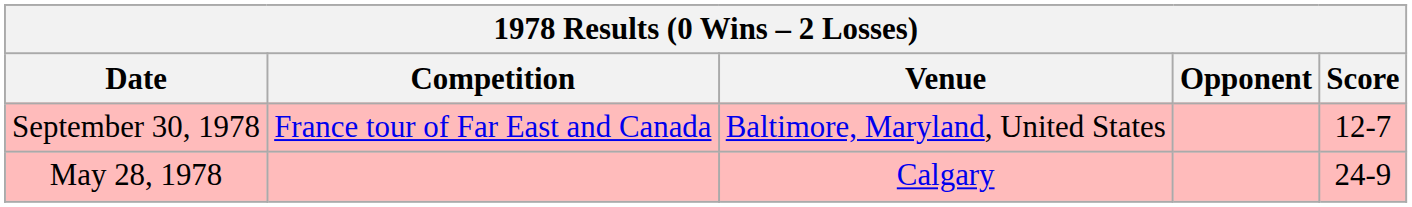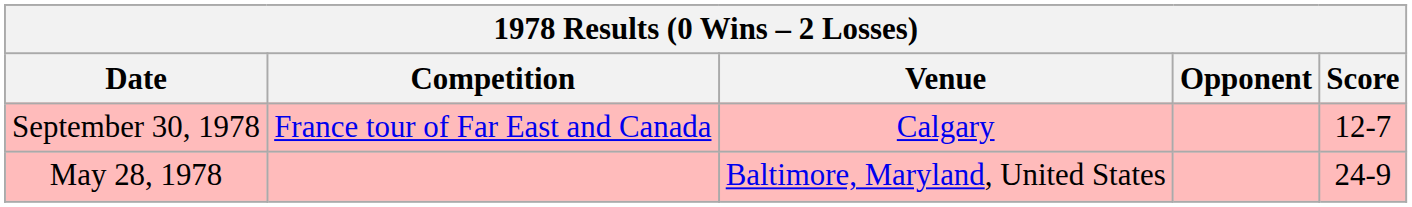(946, 126) Baltimore, Maryland, United States -> (946, 126) Calgary
(946, 175) Calgary -> (946, 175) Baltimore, Maryland, United States
